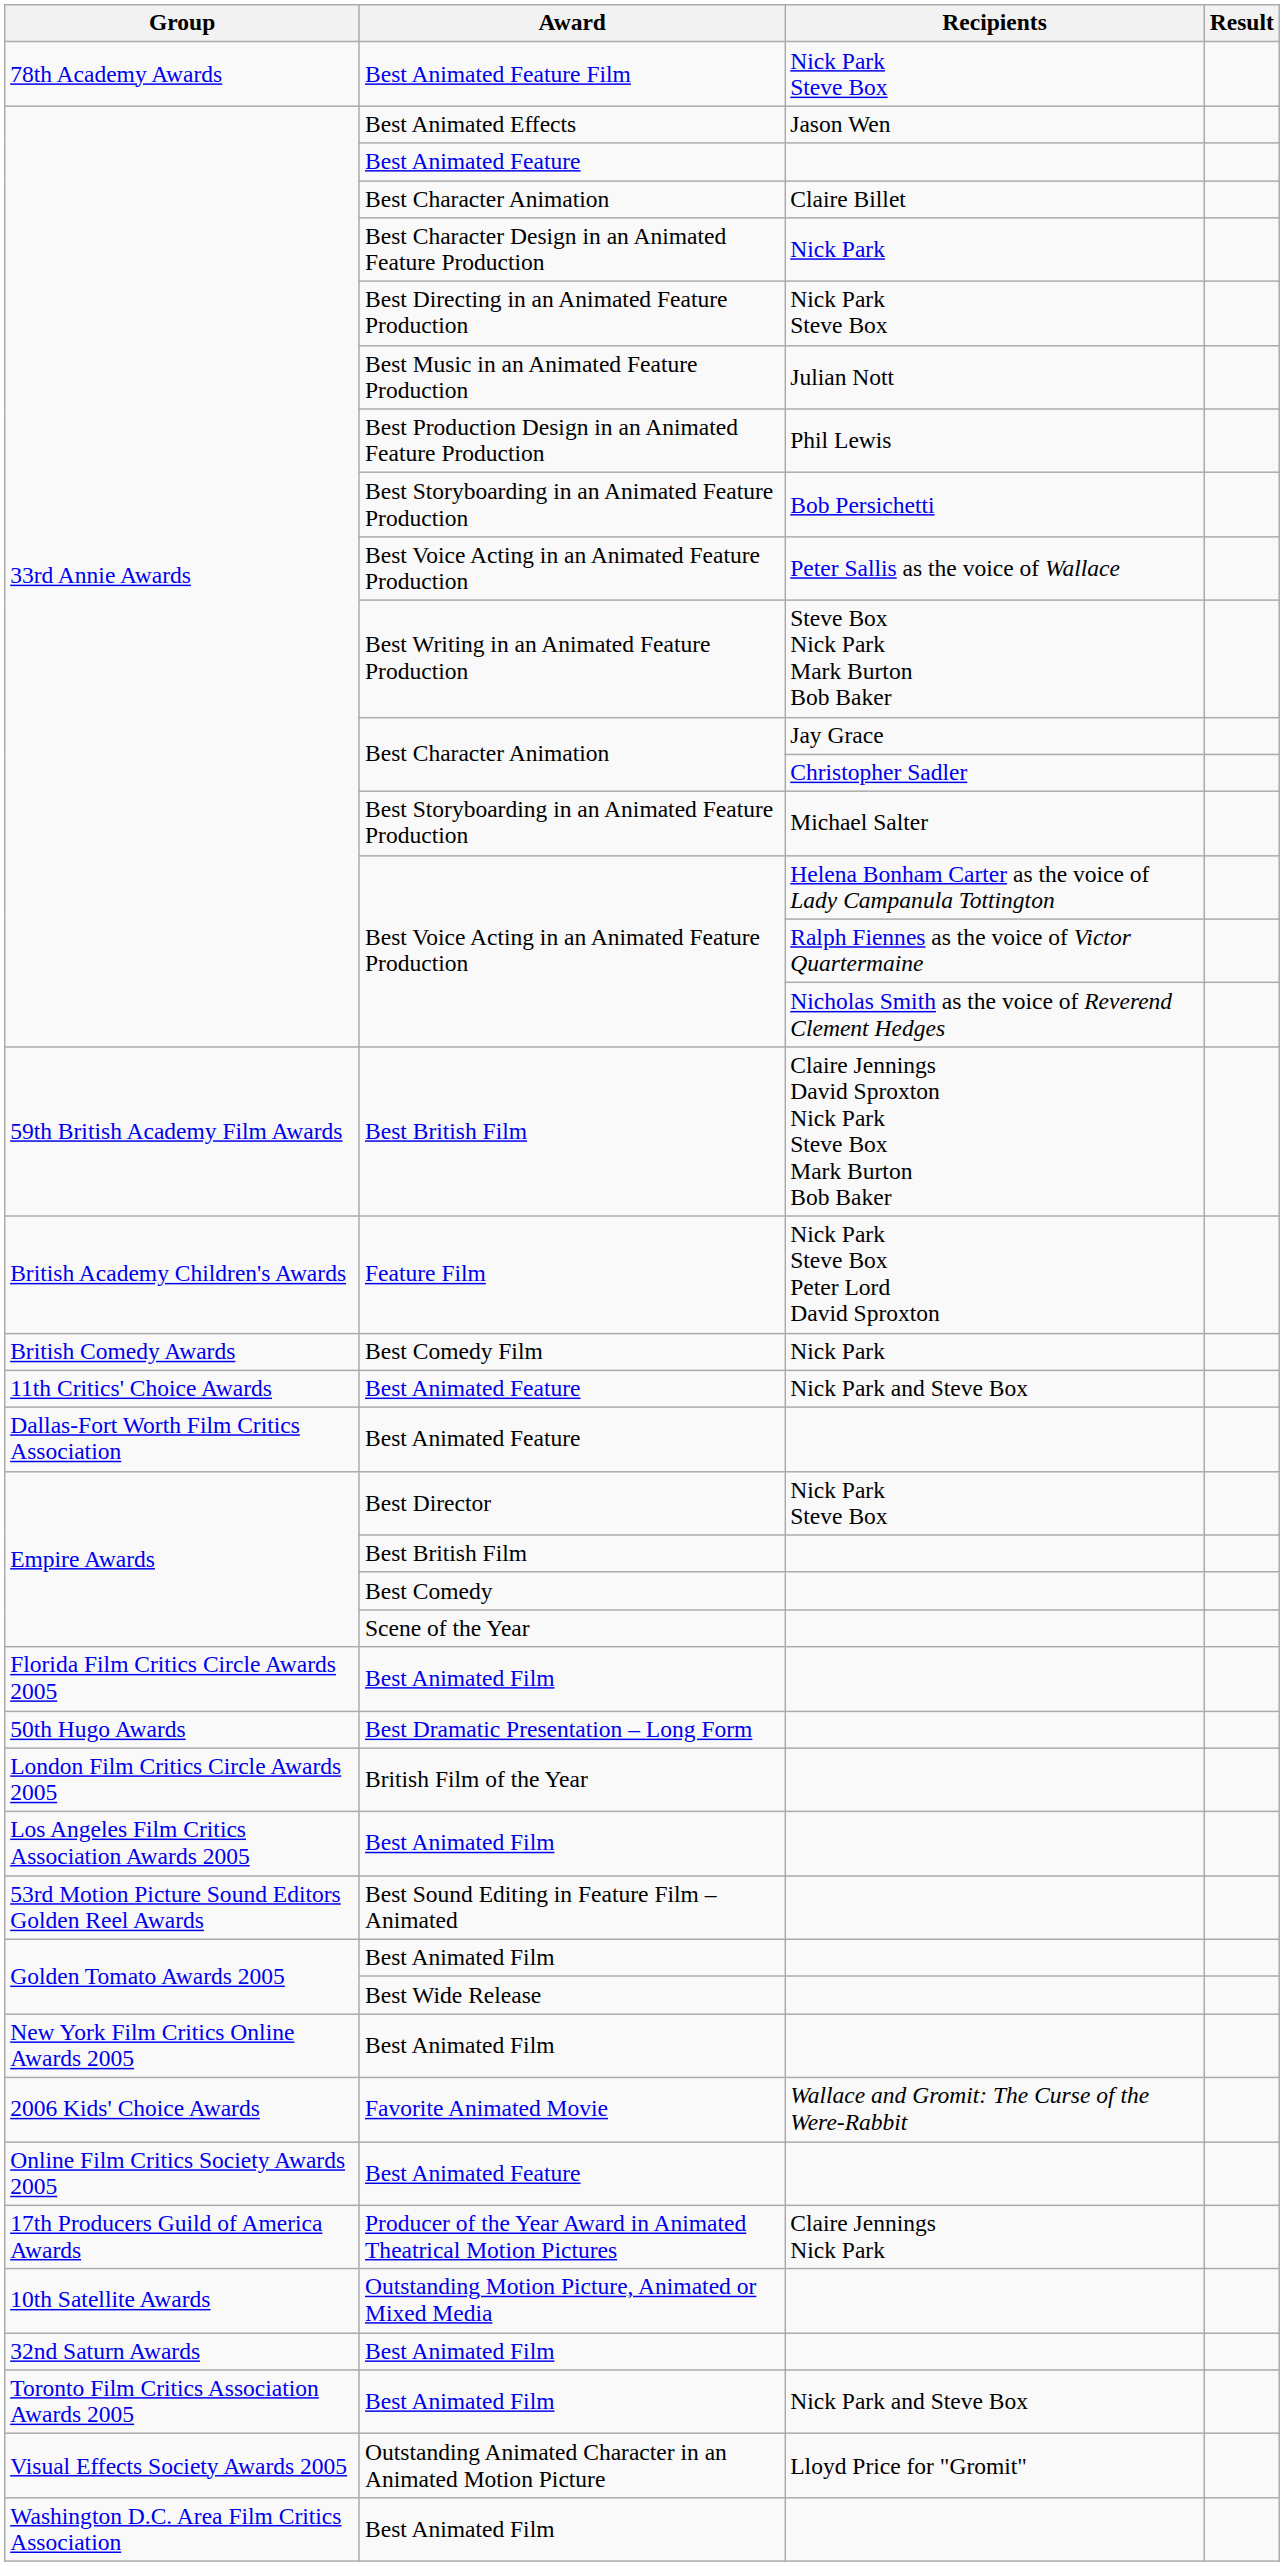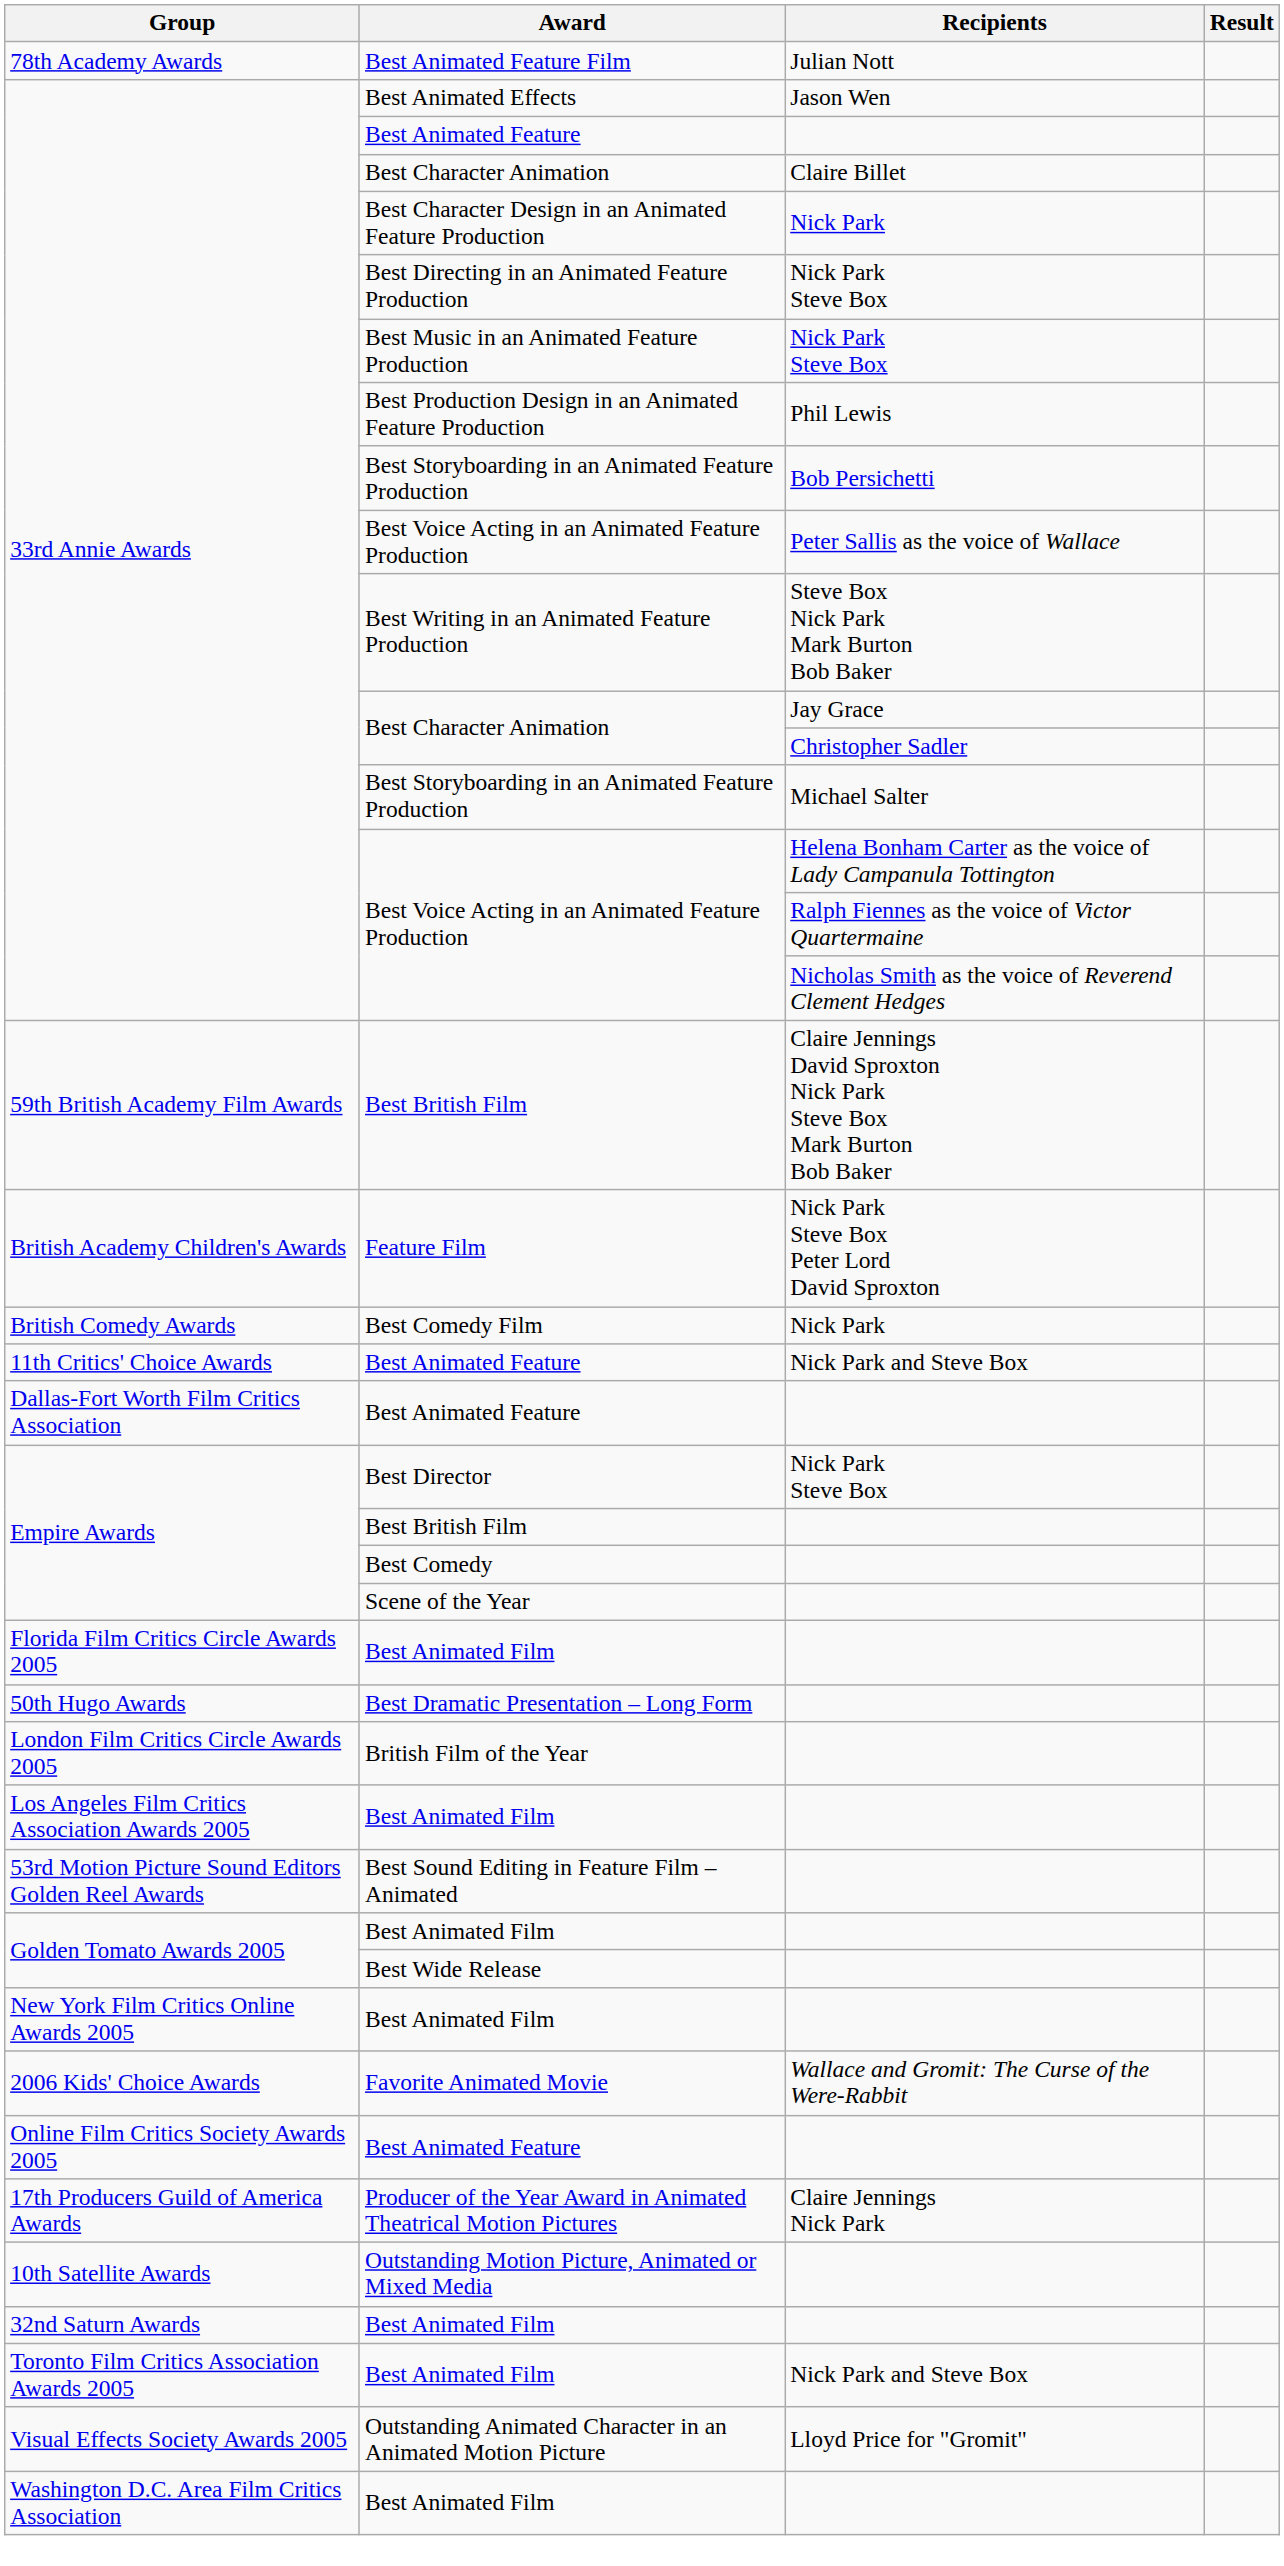(839, 73) Nick Park Steve Box -> (842, 60) Julian Nott
(842, 376) Julian Nott -> (839, 350) Nick Park Steve Box
